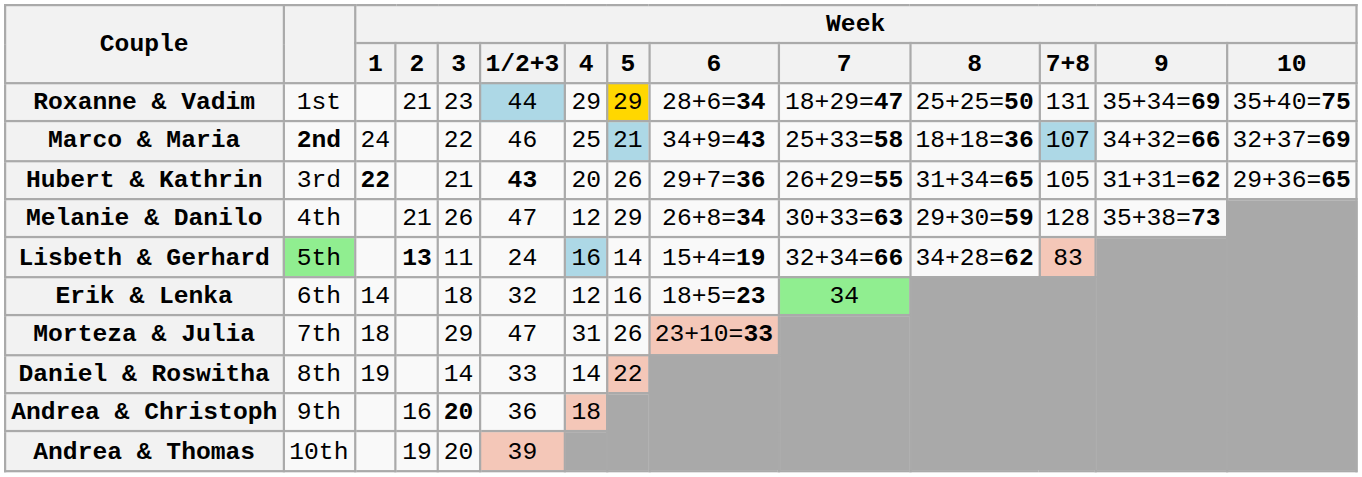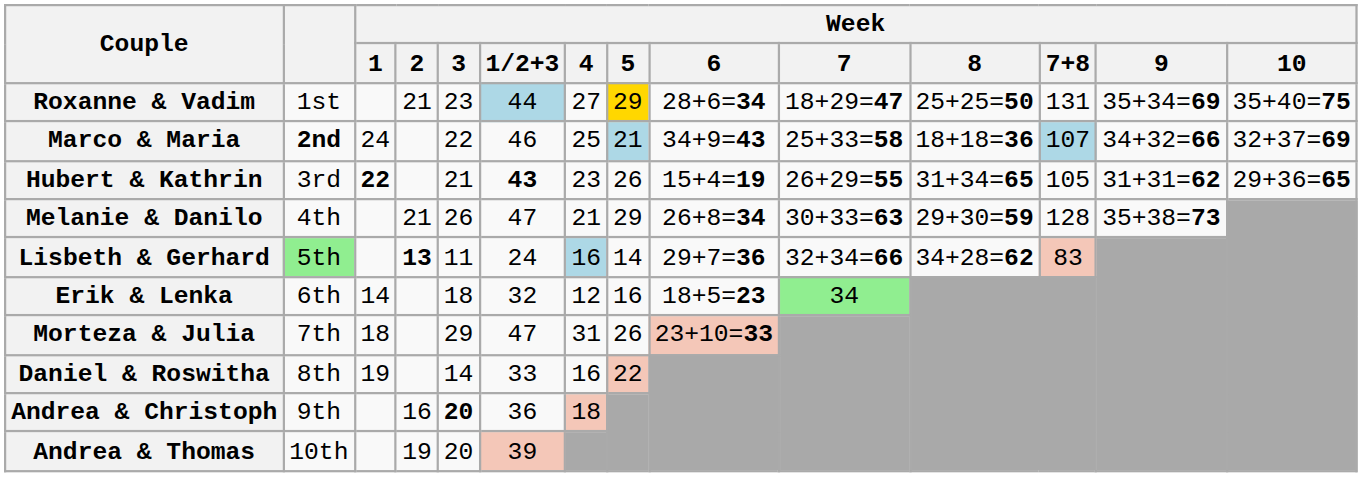(586, 102) 29 -> (586, 102) 27
(586, 180) 20 -> (586, 180) 23
(714, 180) 29+7=36 -> (714, 180) 15+4=19
(586, 219) 12 -> (586, 219) 21
(714, 257) 15+4=19 -> (714, 257) 29+7=36
(586, 374) 14 -> (586, 374) 16
